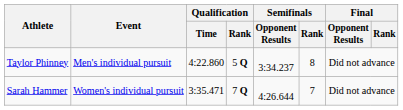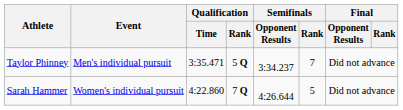(206, 62) 4:22.860 -> (206, 62) 3:35.471
(312, 62) 8 -> (312, 62) 7
(206, 91) 3:35.471 -> (206, 91) 4:22.860
(312, 91) 7 -> (312, 91) 5
